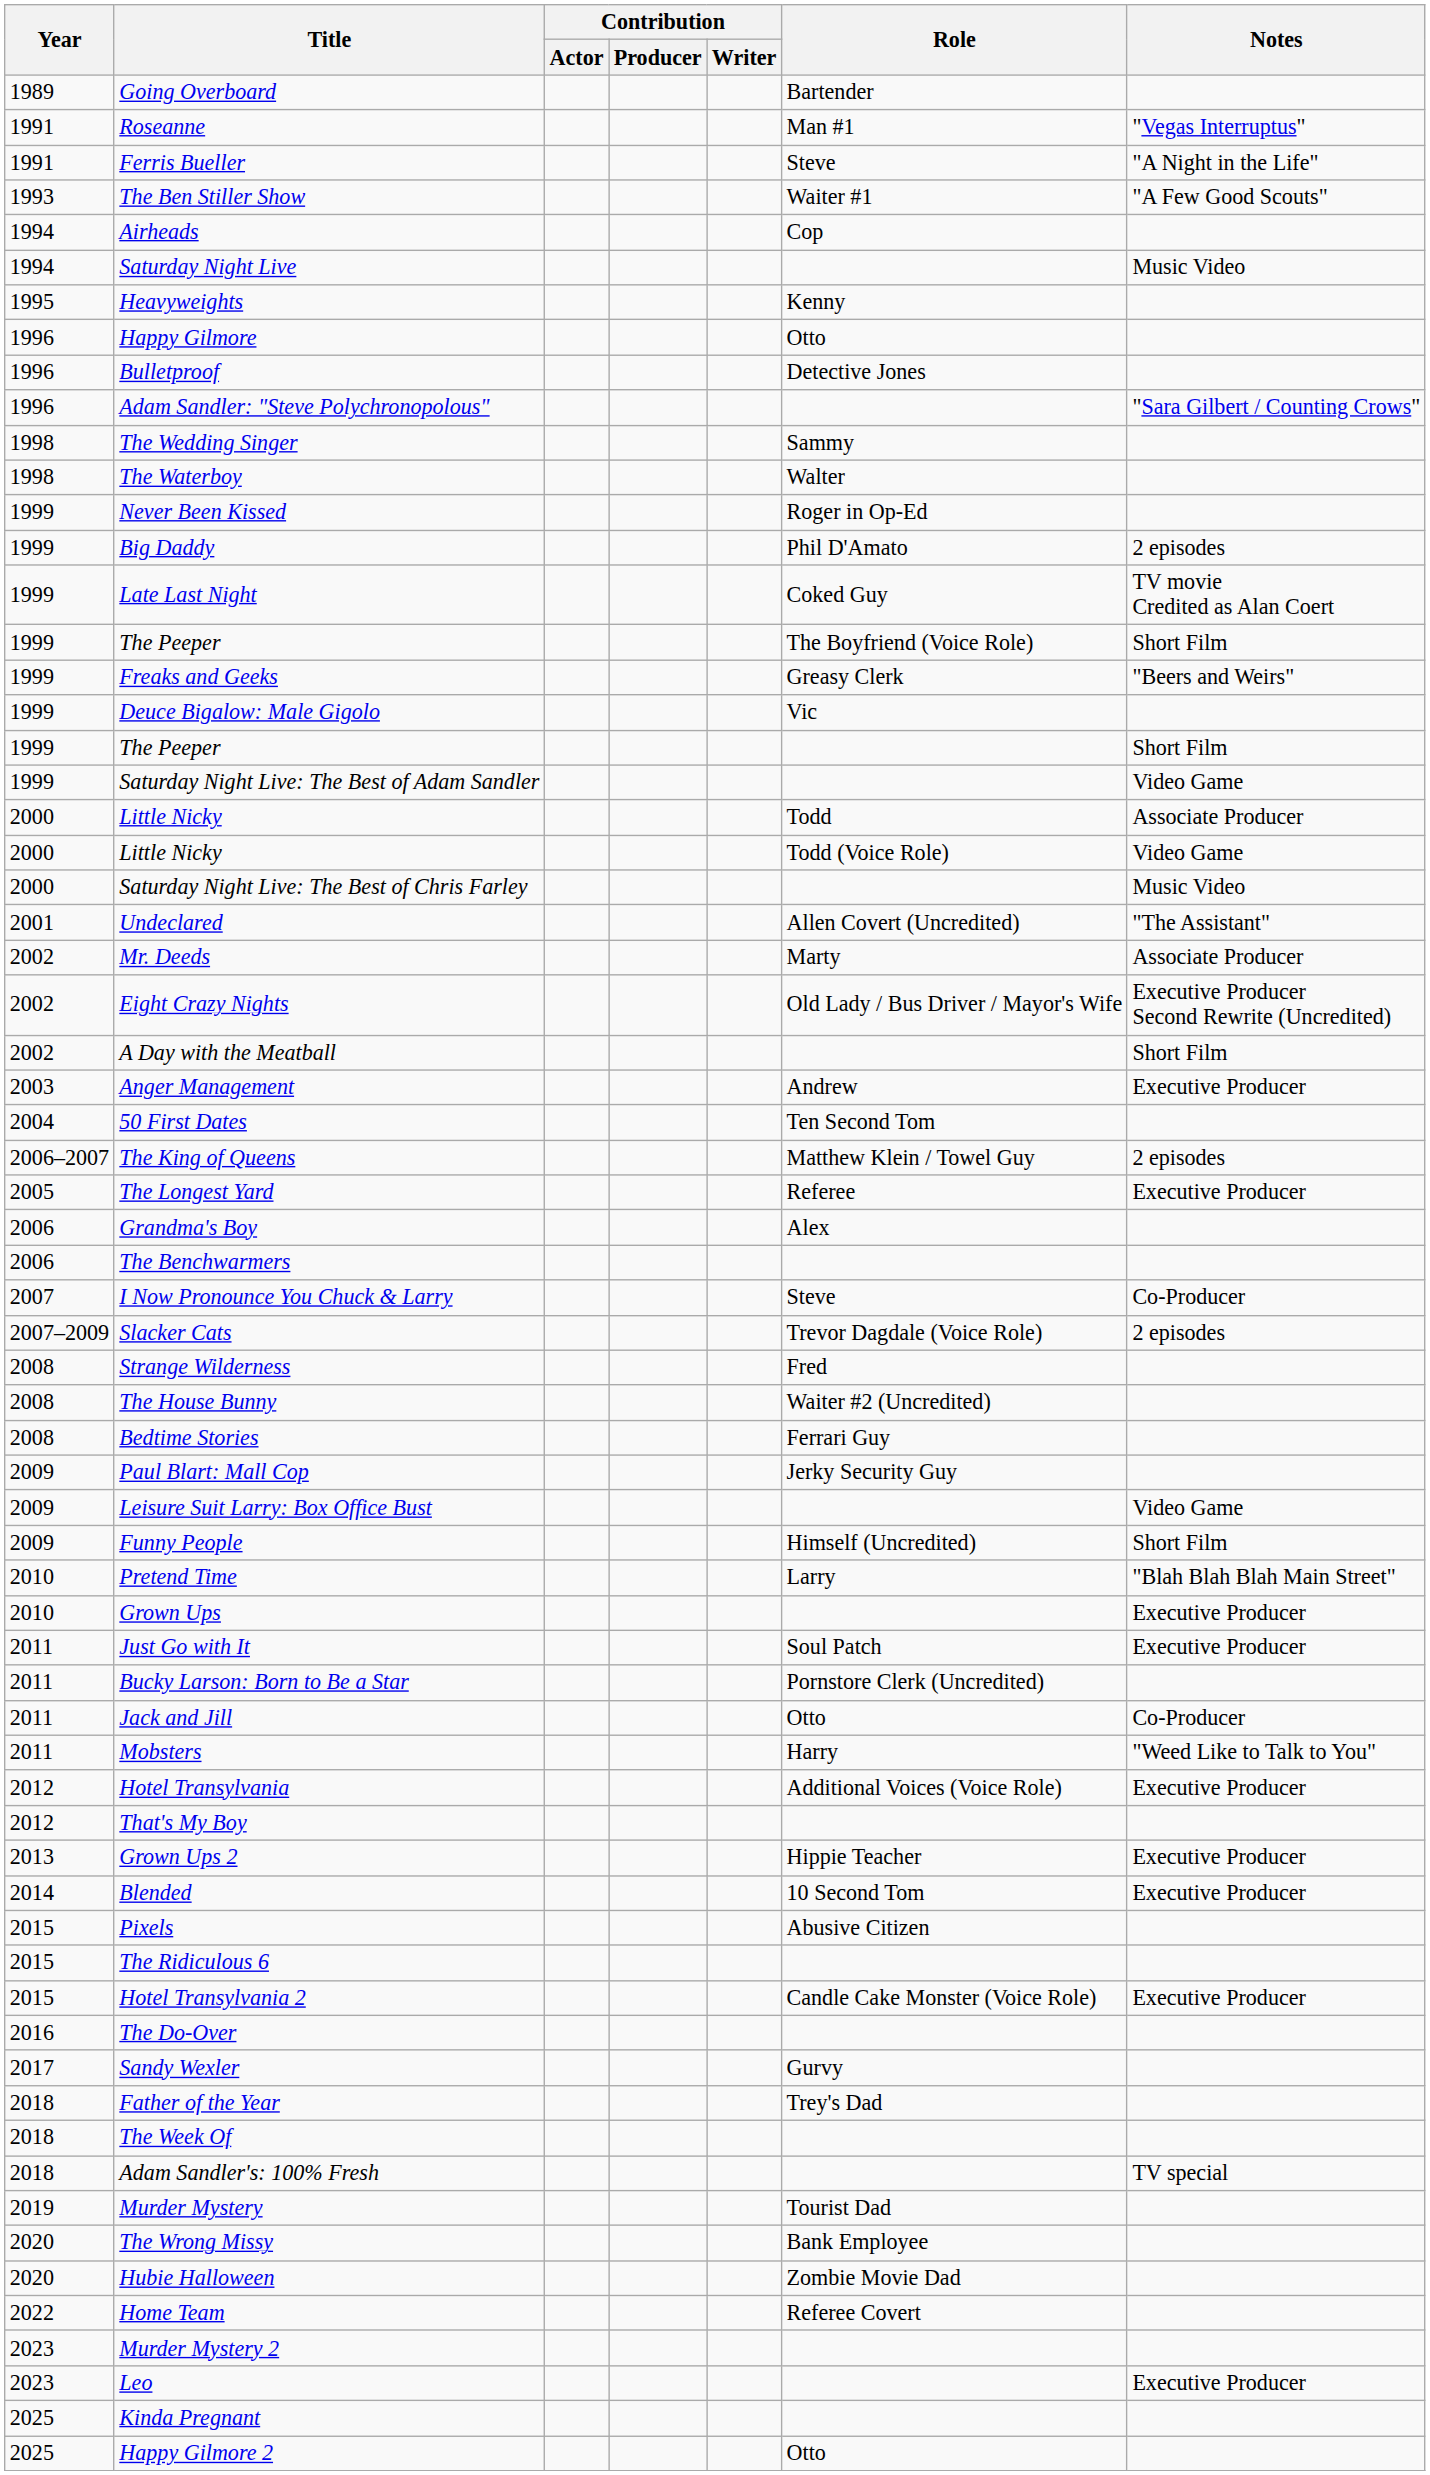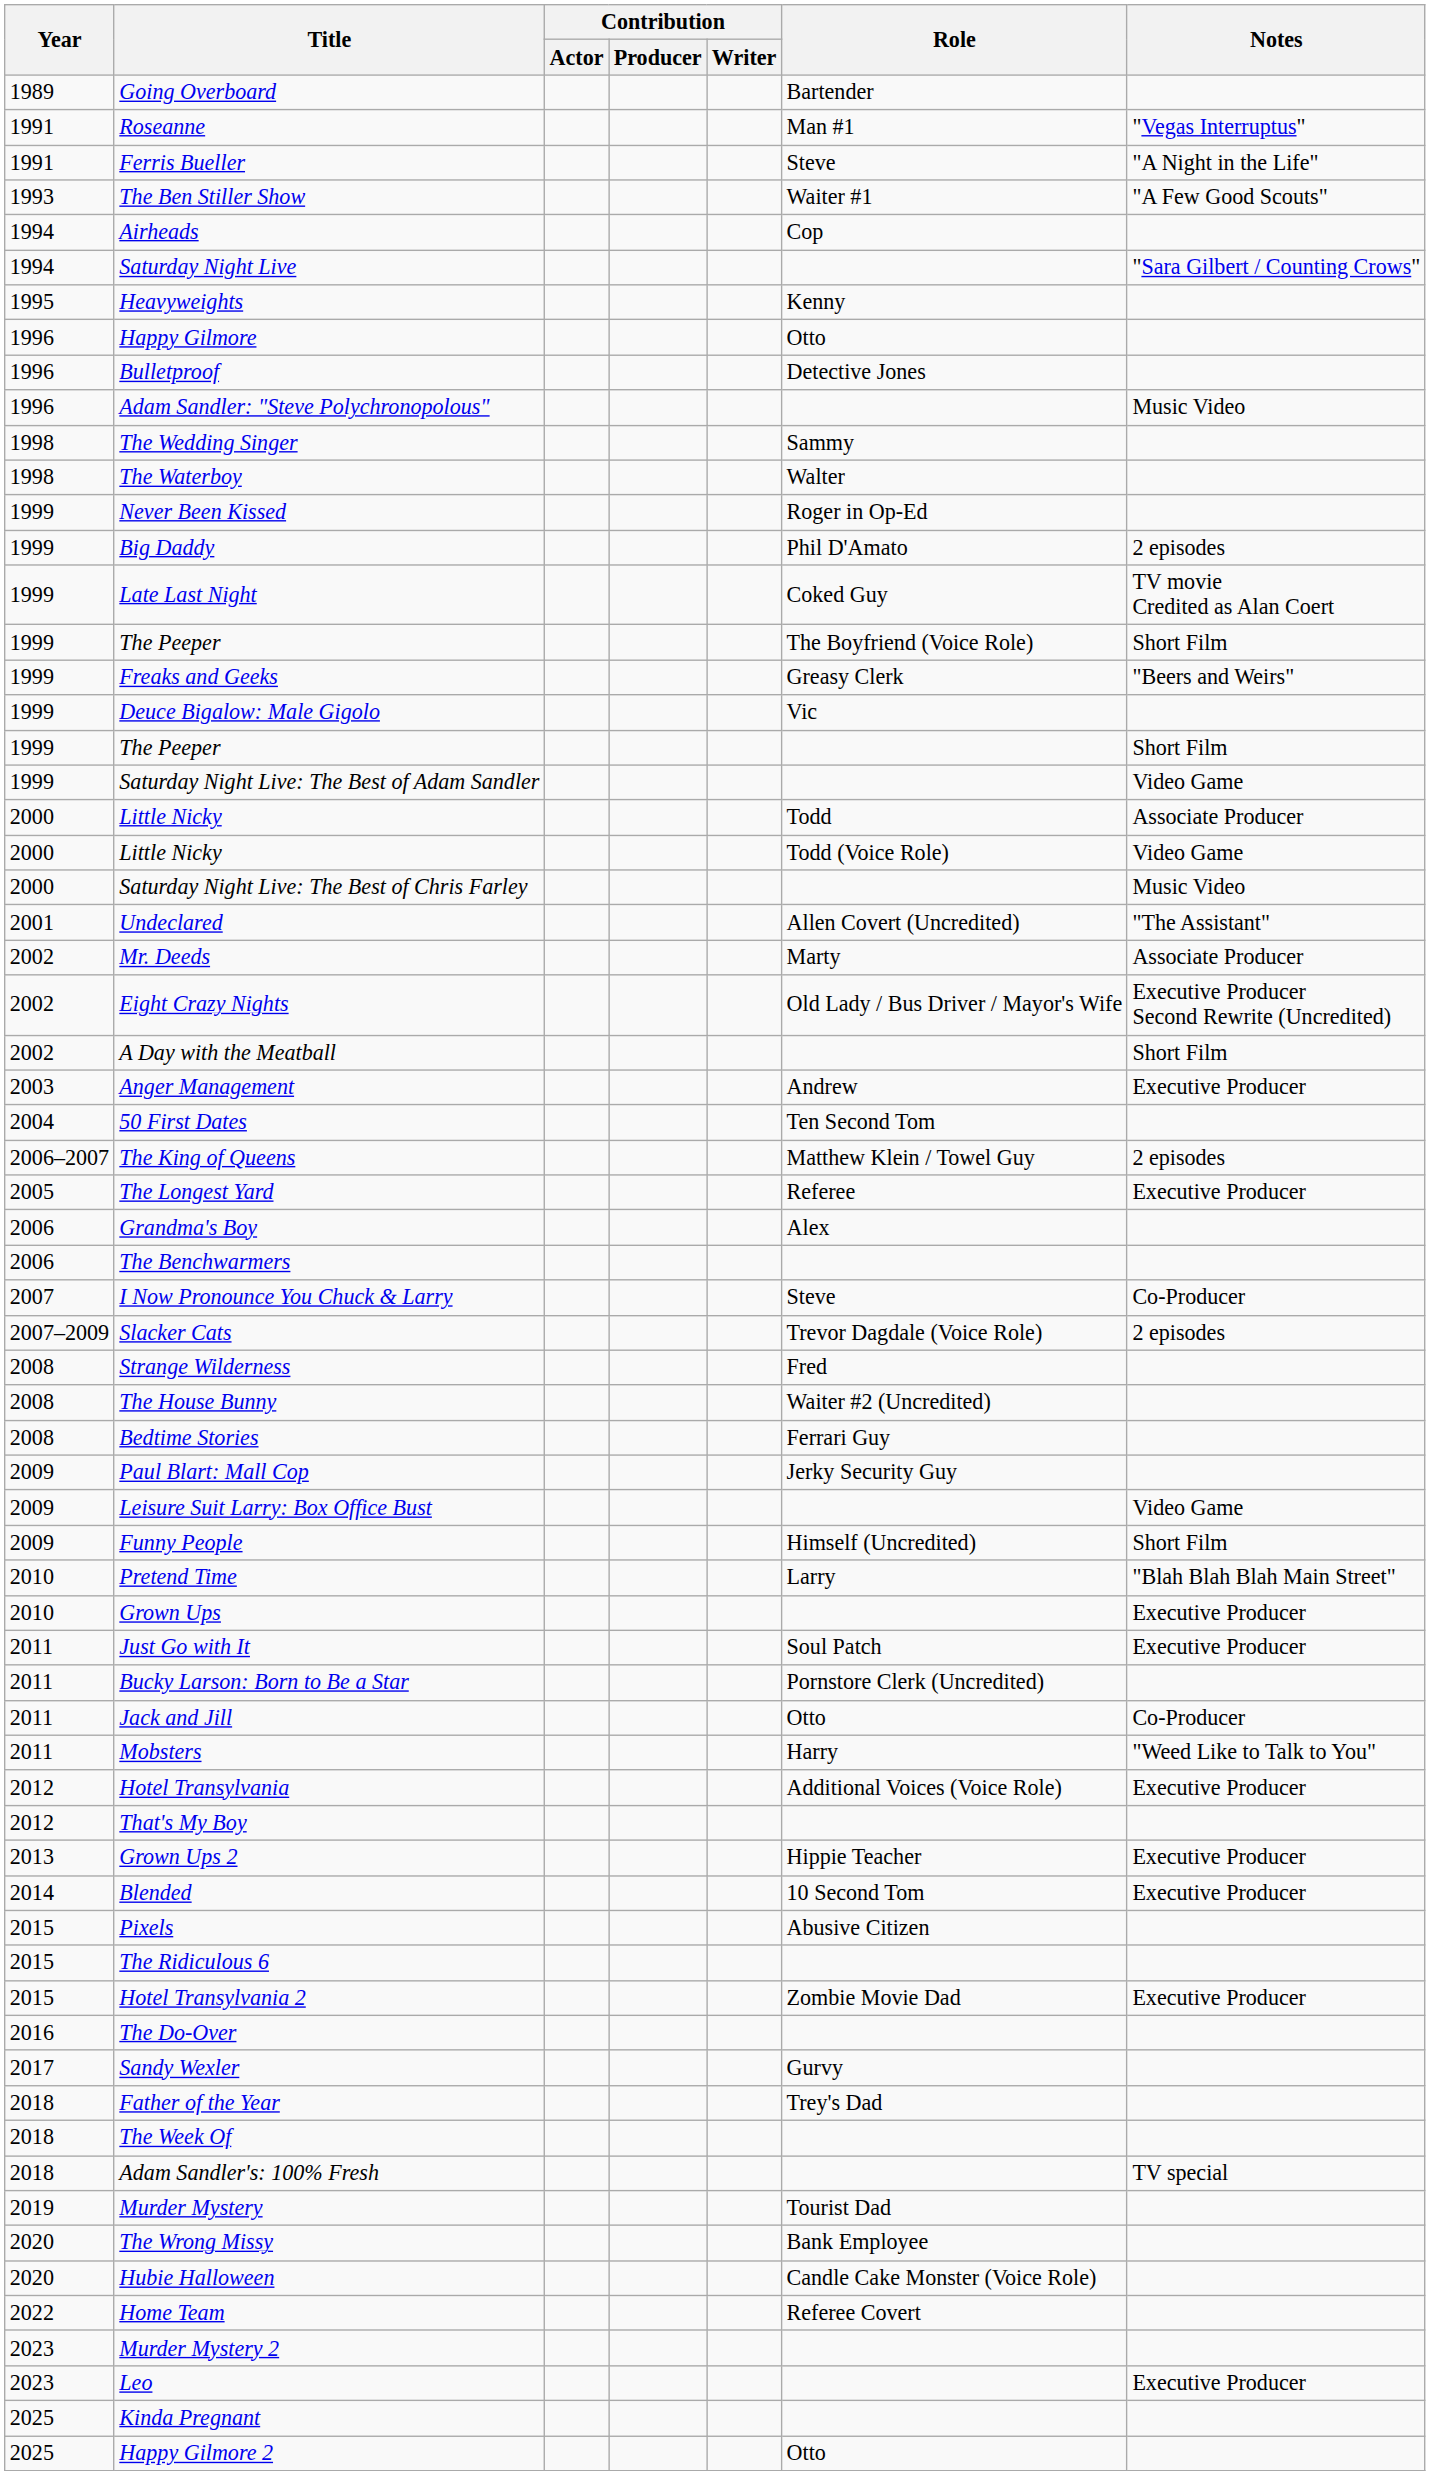(1189, 267) Music Video -> (1276, 267) "Sara Gilbert / Counting Crows"
(1276, 407) "Sara Gilbert / Counting Crows" -> (1189, 407) Music Video
(941, 1997) Candle Cake Monster (Voice Role) -> (874, 1997) Zombie Movie Dad
(874, 2277) Zombie Movie Dad -> (941, 2277) Candle Cake Monster (Voice Role)
